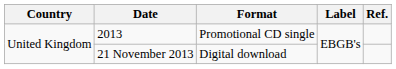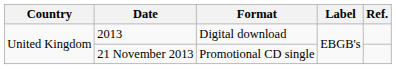(257, 34) Promotional CD single -> (243, 34) Digital download
(243, 53) Digital download -> (257, 53) Promotional CD single
